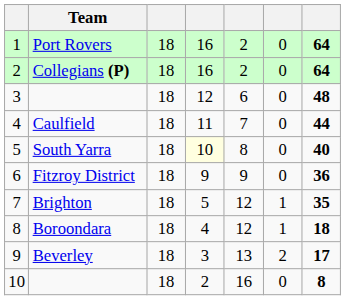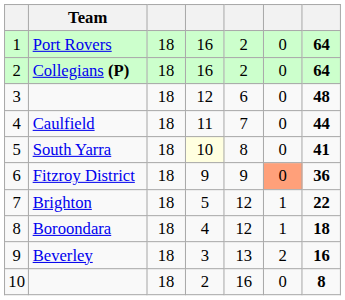(321, 149) 40 -> (321, 149) 41
(283, 176) no background -> (283, 176) lightsalmon background
(321, 202) 35 -> (321, 202) 22
(321, 255) 17 -> (321, 255) 16
